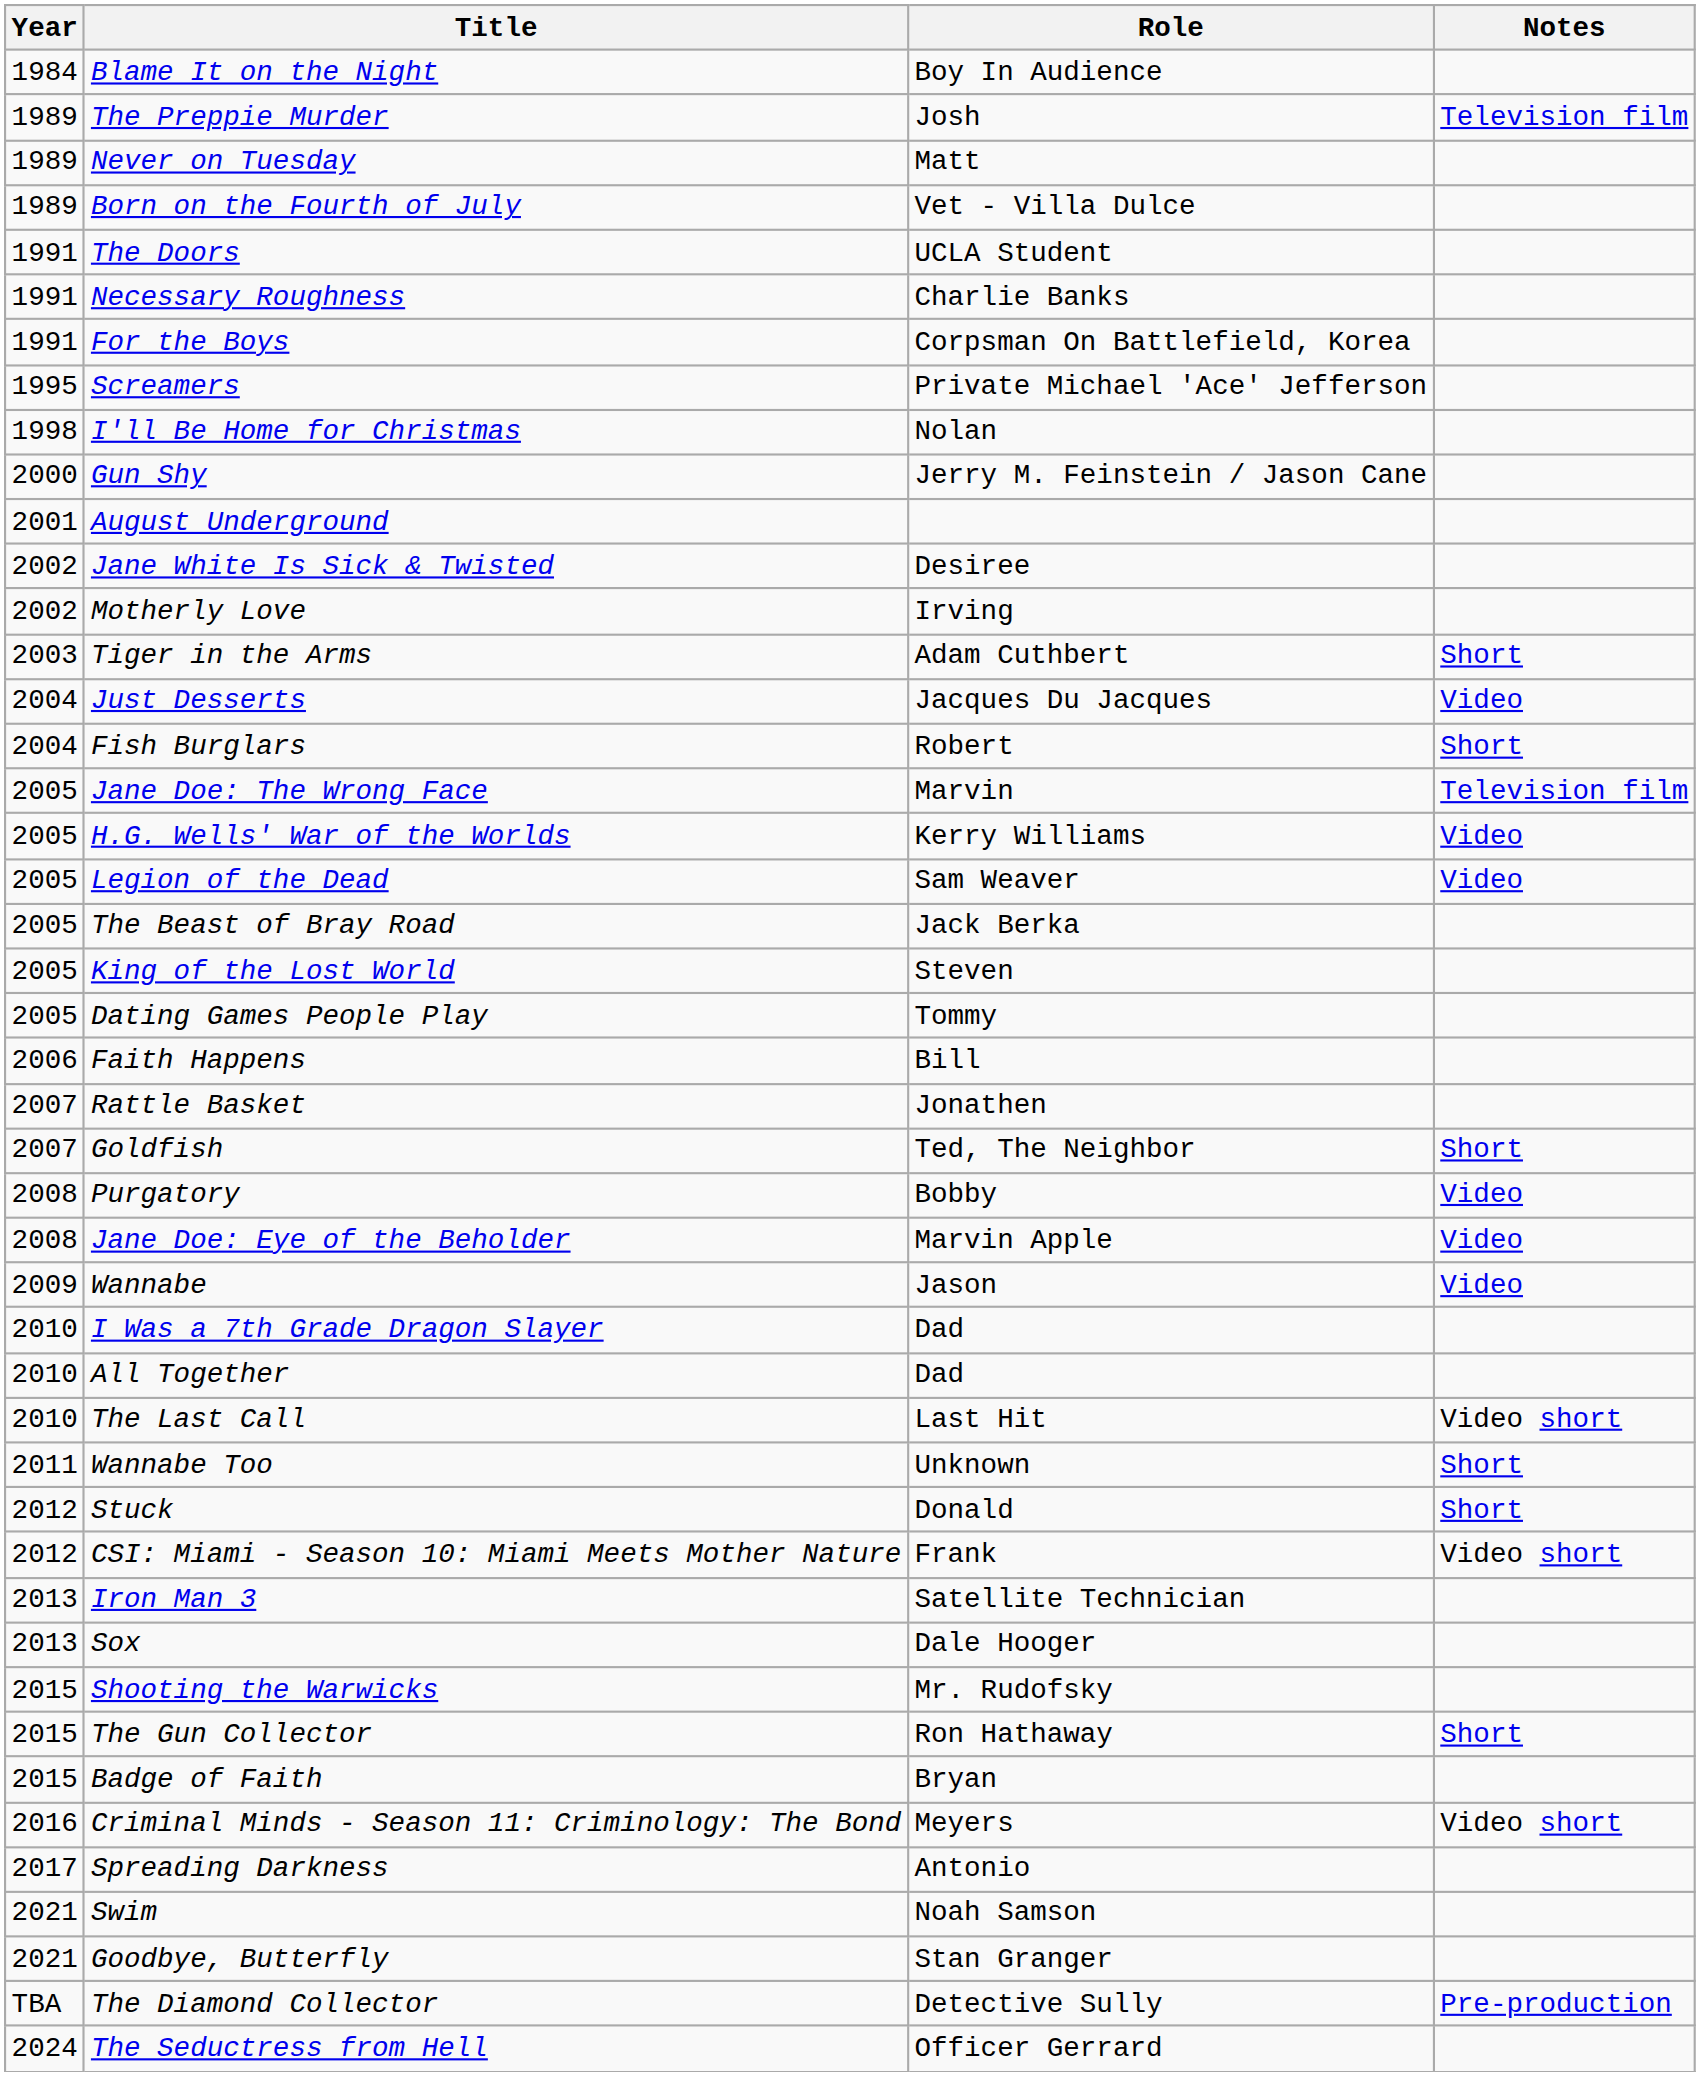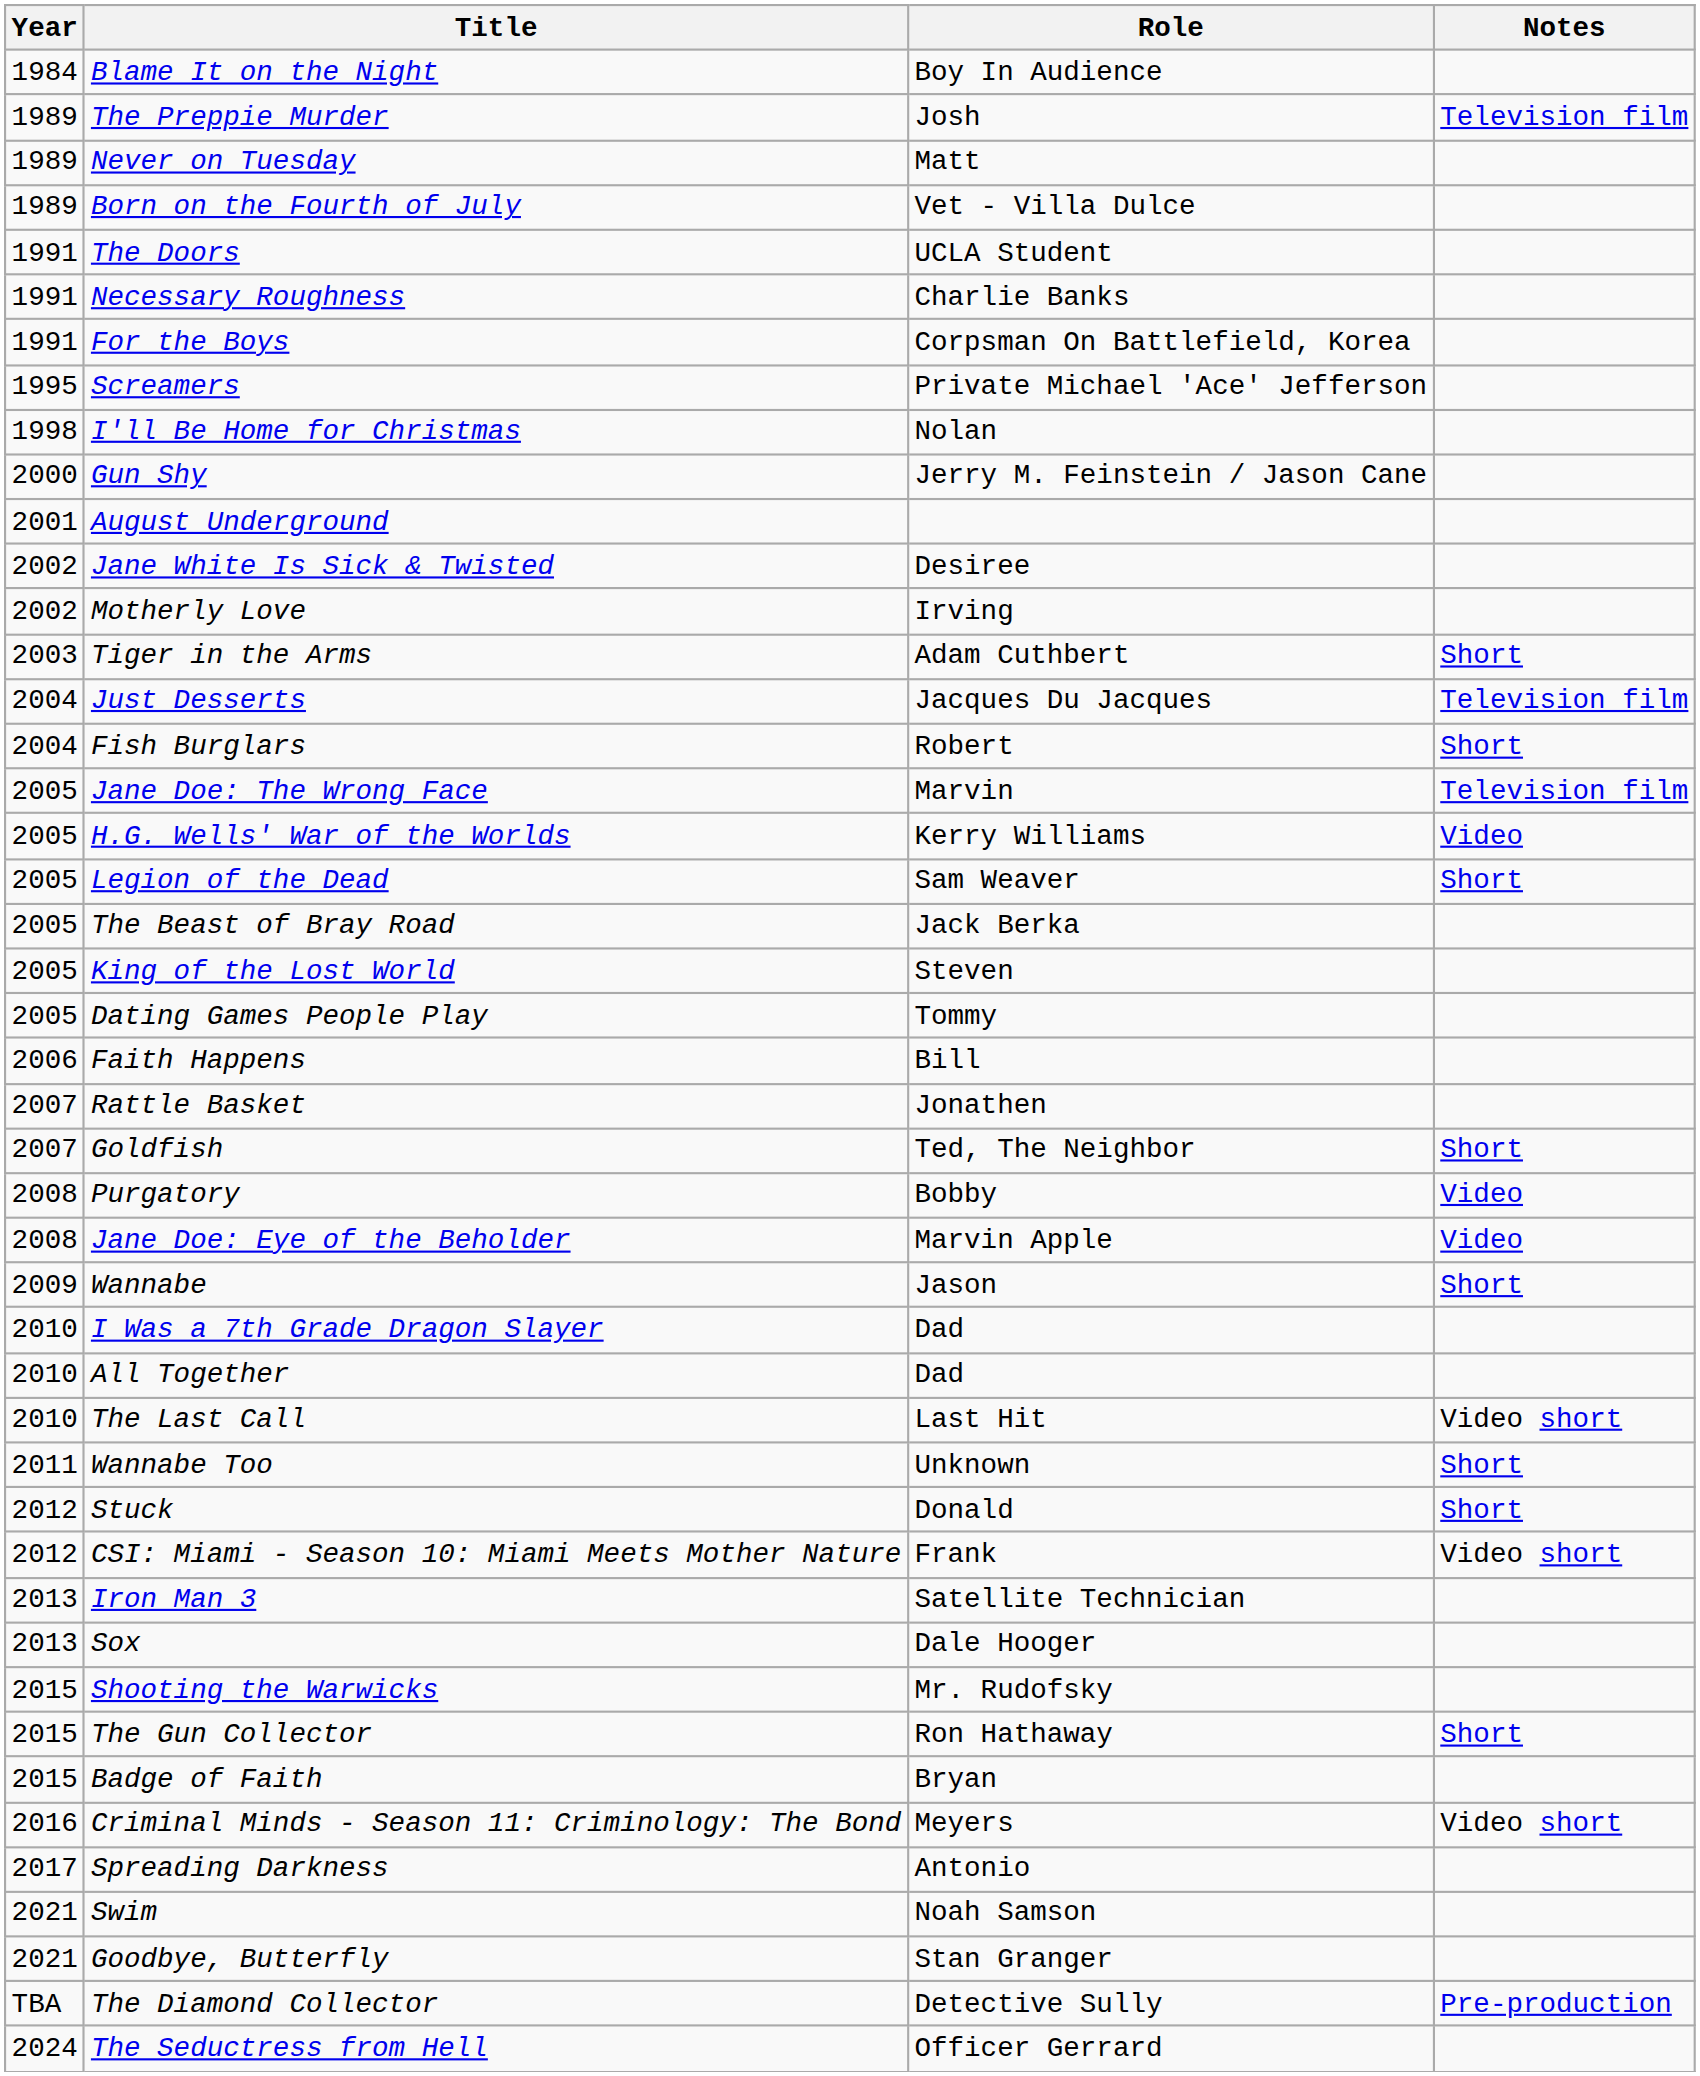(1482, 701) Video -> (1564, 701) Television film
(1482, 881) Video -> (1482, 881) Short
(1482, 1285) Video -> (1482, 1285) Short
